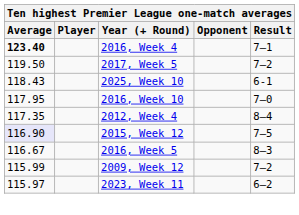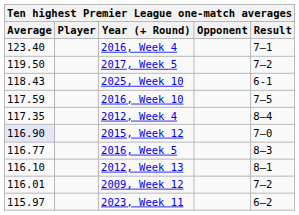(26, 47) bold -> (26, 47) normal
(26, 99) 117.95 -> (26, 99) 117.59
(263, 99) 7–0 -> (263, 99) 7–5
(263, 133) 7–5 -> (263, 133) 7–0
(26, 150) 116.67 -> (26, 150) 116.77
+ row: (142, 167)
(26, 167) 115.99 -> (26, 185) 116.01
